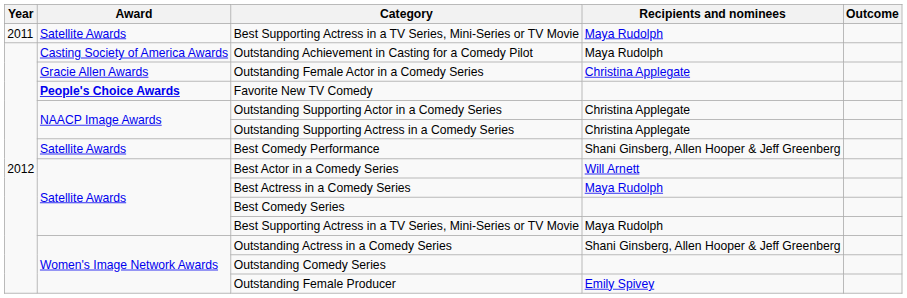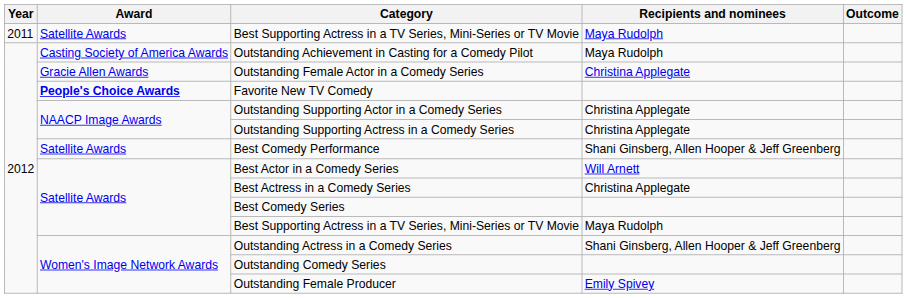(624, 187) Maya Rudolph -> (637, 187) Christina Applegate
